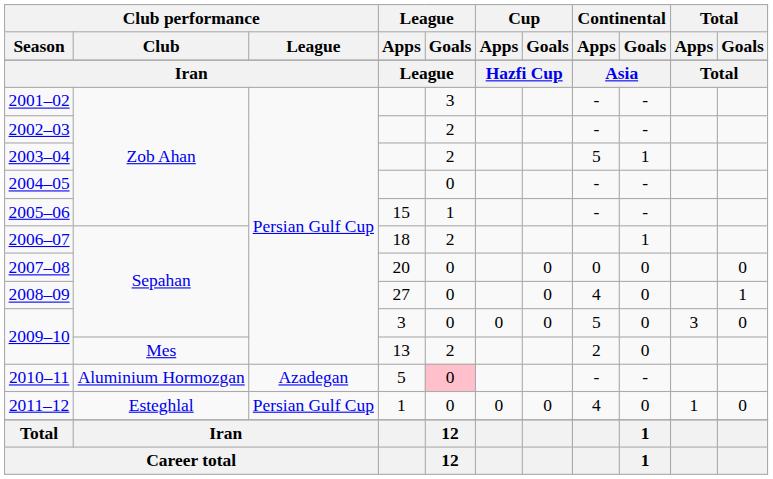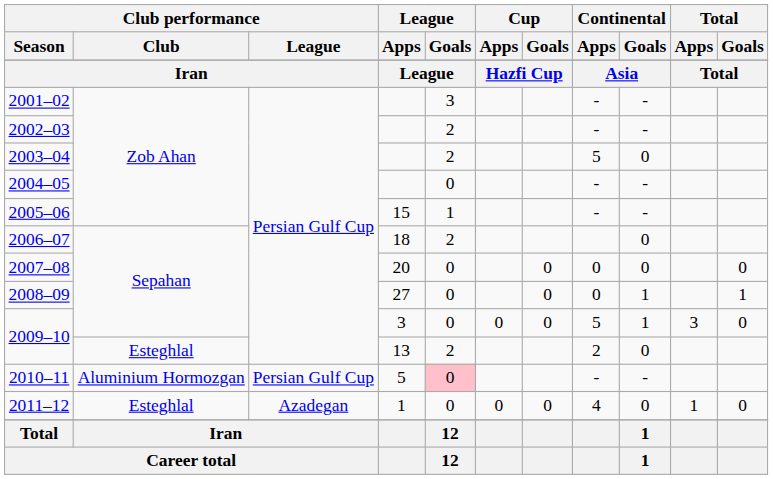(645, 156) 1 -> (645, 156) 0
(645, 239) 1 -> (645, 239) 0
(596, 294) 4 -> (596, 294) 0
(645, 294) 0 -> (645, 294) 1
(645, 322) 0 -> (645, 322) 1
(161, 350) Mes -> (161, 350) Esteghlal
(313, 377) Azadegan -> (313, 377) Persian Gulf Cup
(313, 405) Persian Gulf Cup -> (313, 405) Azadegan
